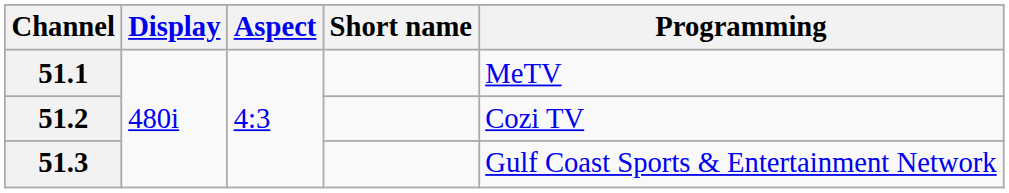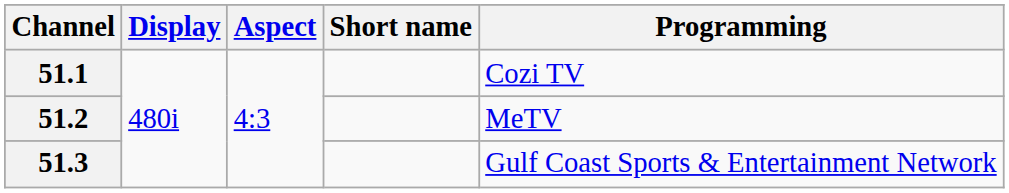(523, 72) MeTV -> (535, 72) Cozi TV
(535, 118) Cozi TV -> (523, 118) MeTV
